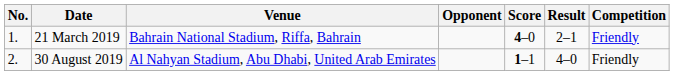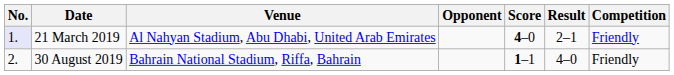(13, 37) no background -> (13, 37) lavender background
(245, 37) Bahrain National Stadium, Riffa, Bahrain -> (282, 37) Al Nahyan Stadium, Abu Dhabi, United Arab Emirates
(282, 59) Al Nahyan Stadium, Abu Dhabi, United Arab Emirates -> (245, 59) Bahrain National Stadium, Riffa, Bahrain
